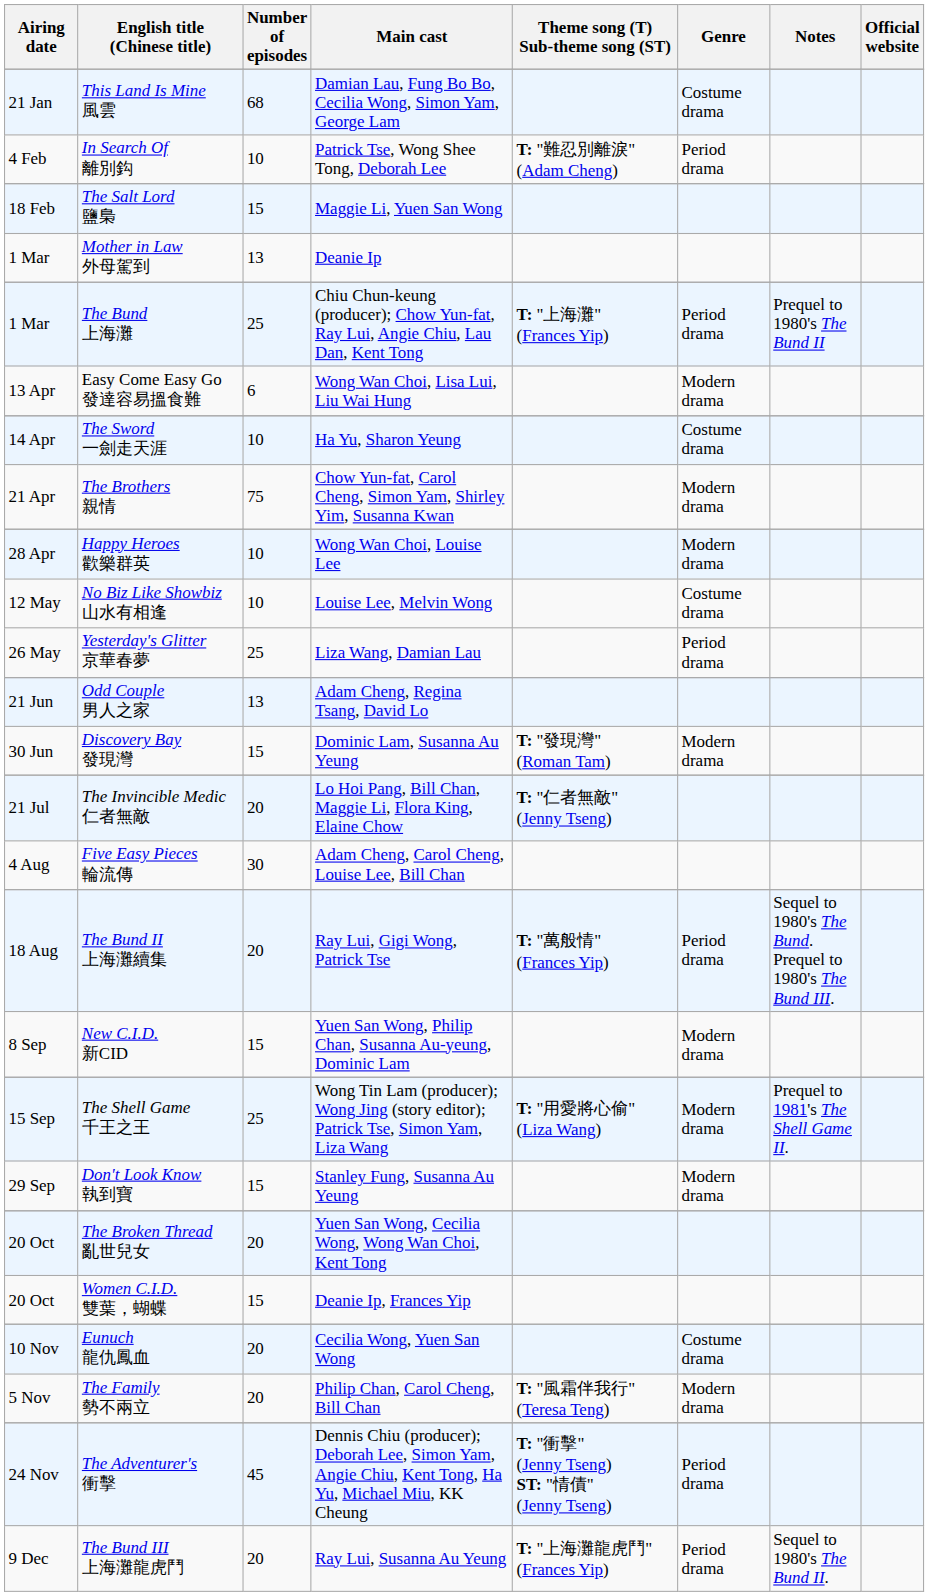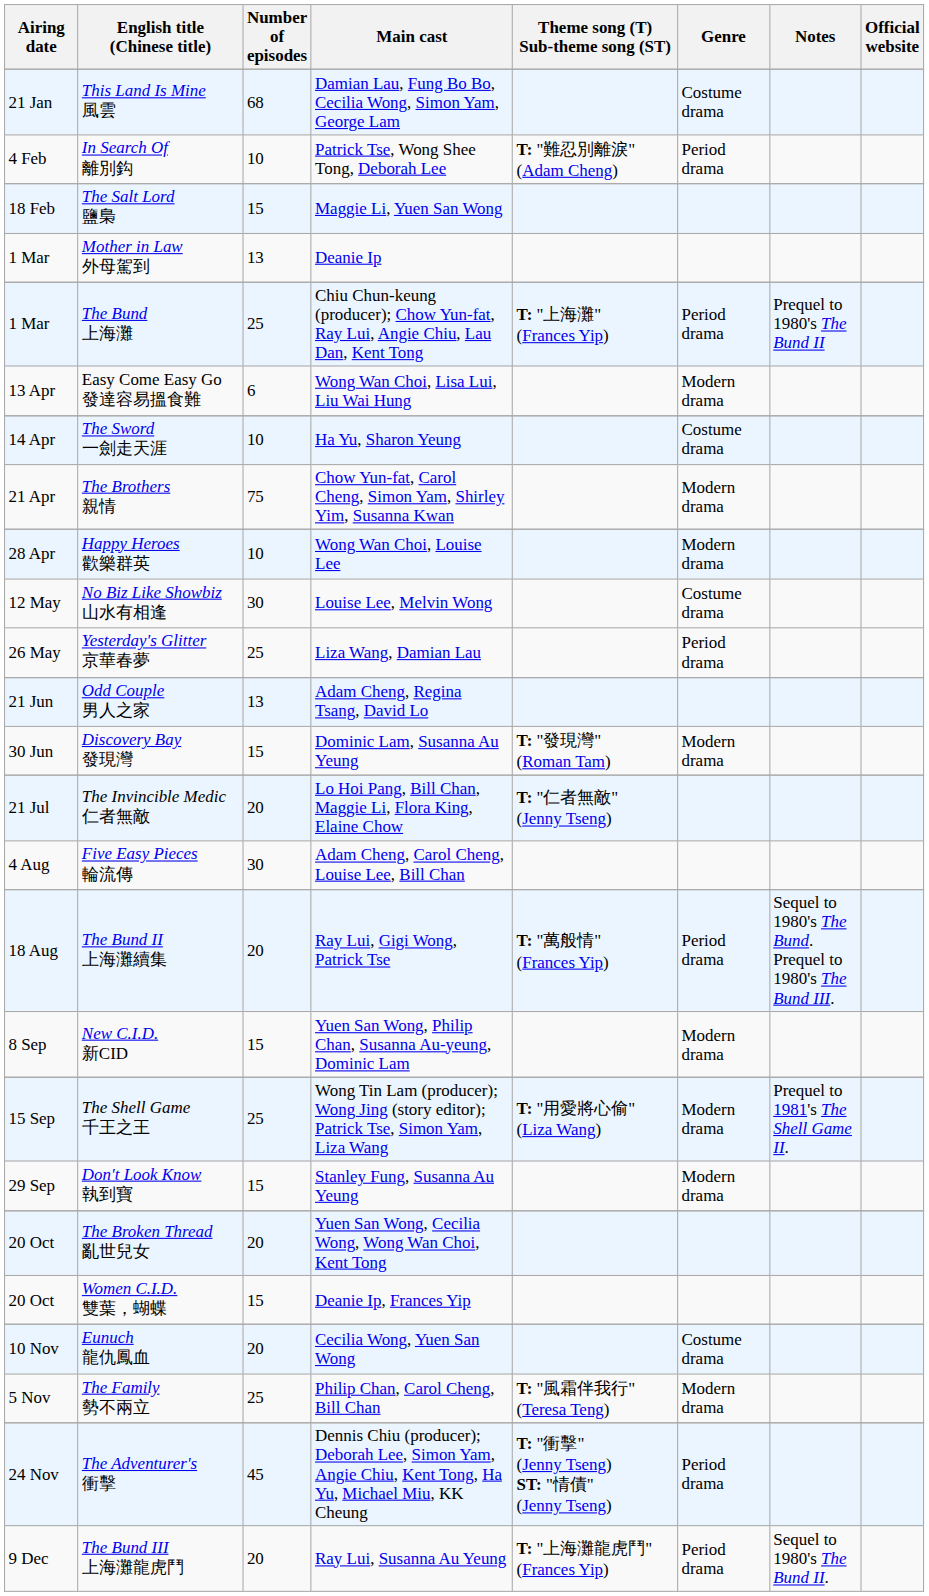(255, 603) 10 -> (255, 603) 30
(255, 1398) 20 -> (255, 1398) 25
